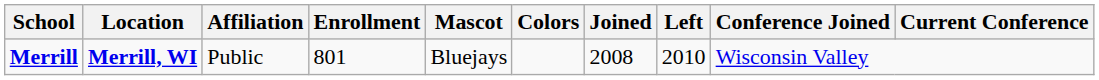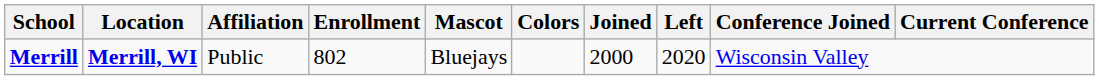(330, 56) 801 -> (330, 56) 802
(611, 56) 2008 -> (611, 56) 2000
(684, 56) 2010 -> (684, 56) 2020
